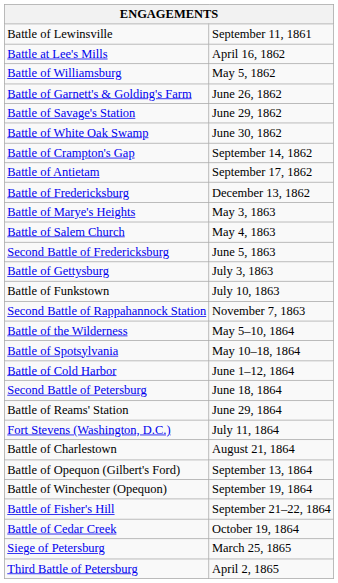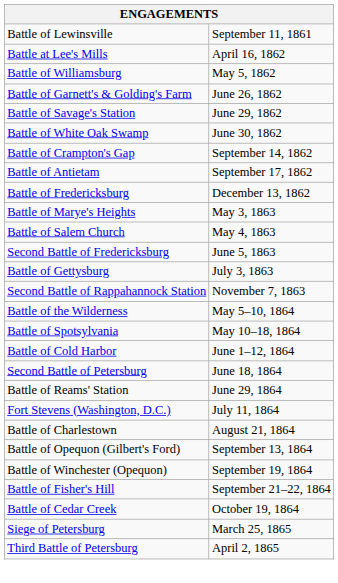- row: (58, 291)
